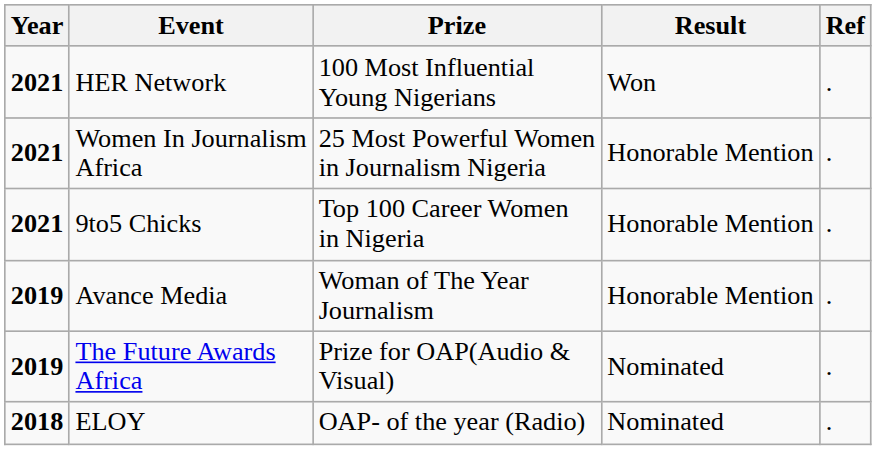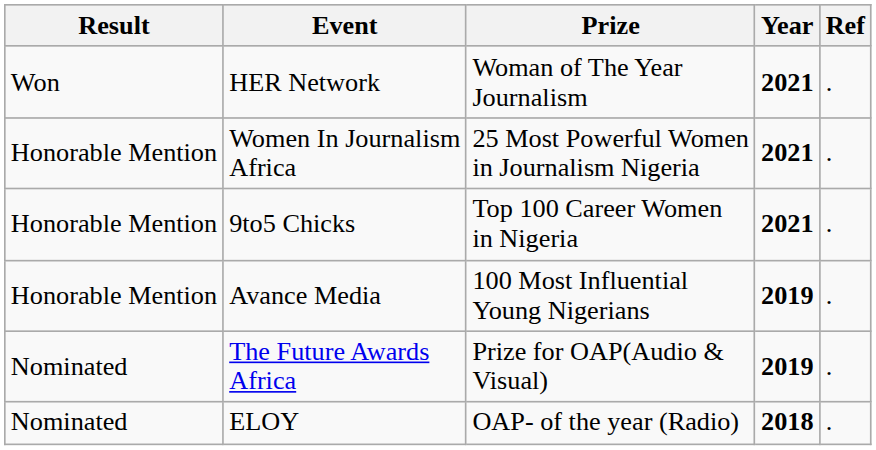columns swapped: (37, 25) <-> (710, 25)
(427, 81) 100 Most Influential Young Nigerians -> (578, 81) Woman of The Year Journalism
(424, 295) Woman of The Year Journalism -> (580, 295) 100 Most Influential Young Nigerians
